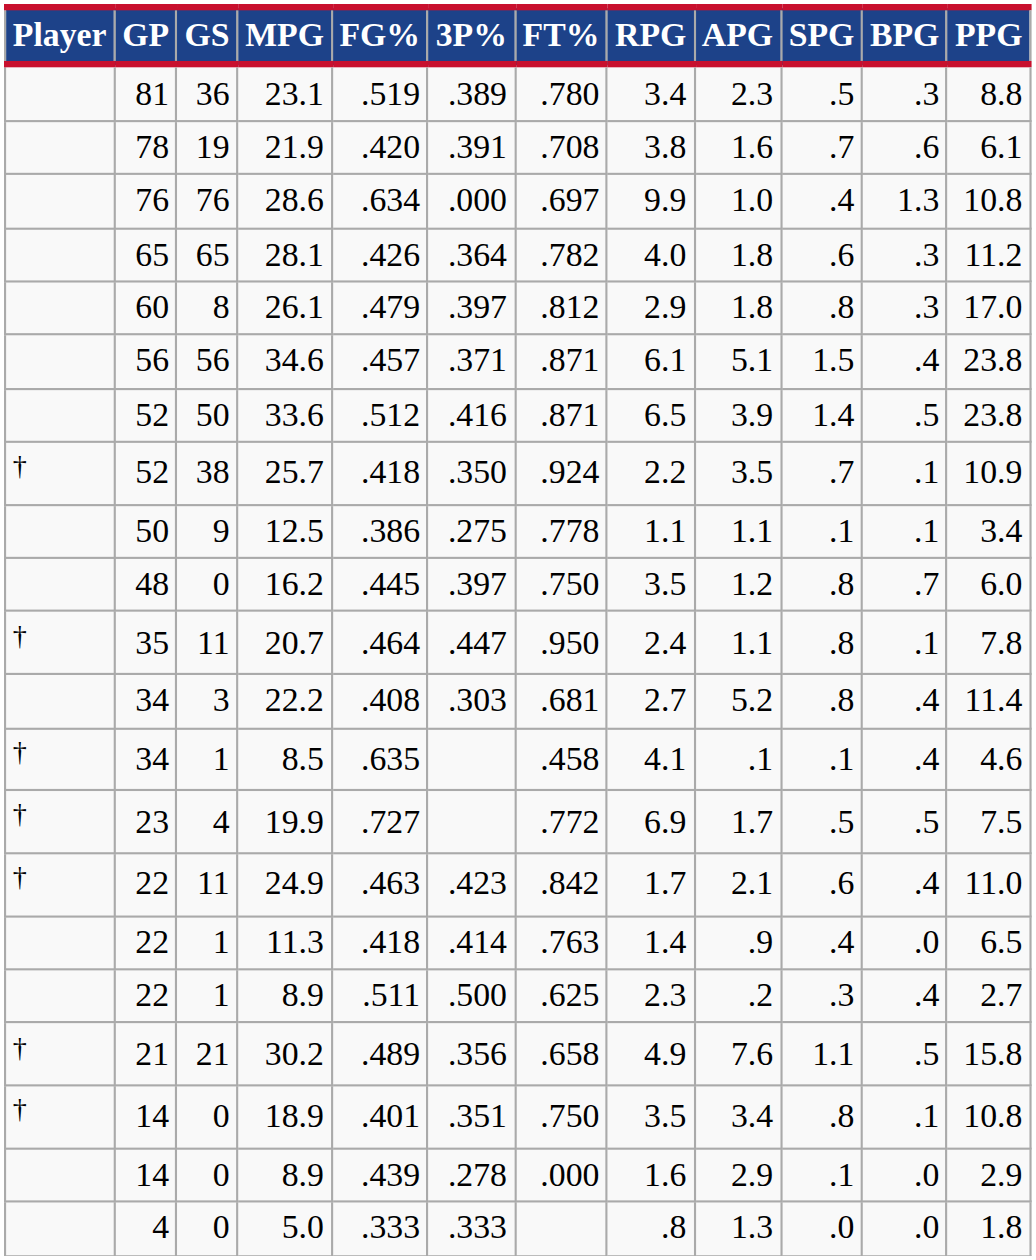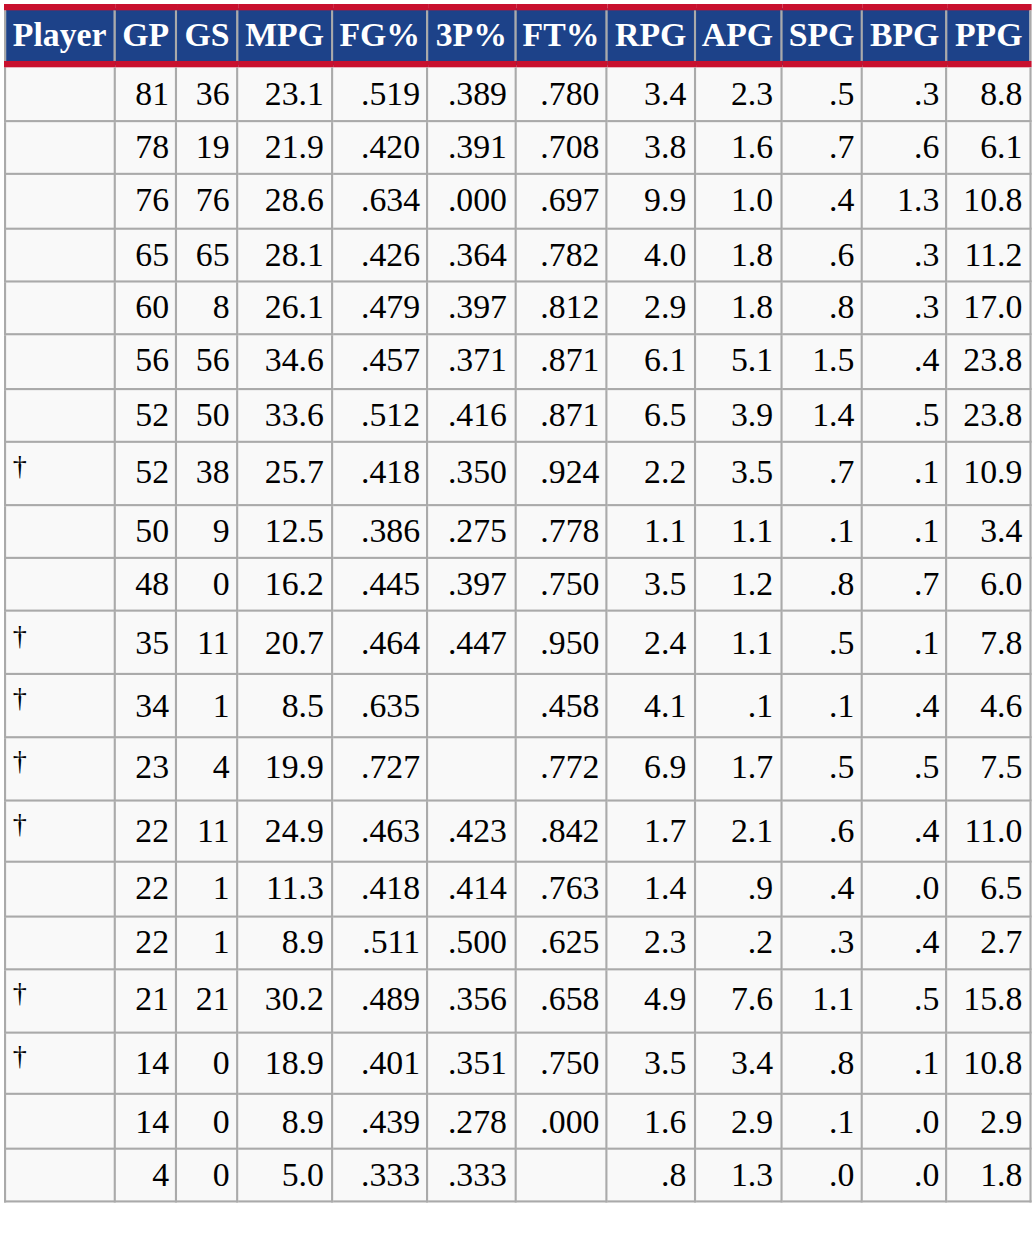(842, 642) .8 -> (842, 642) .5
- row: (152, 700)
